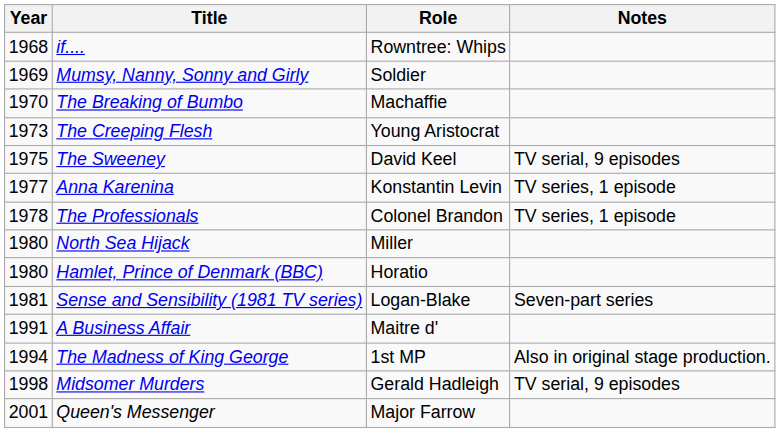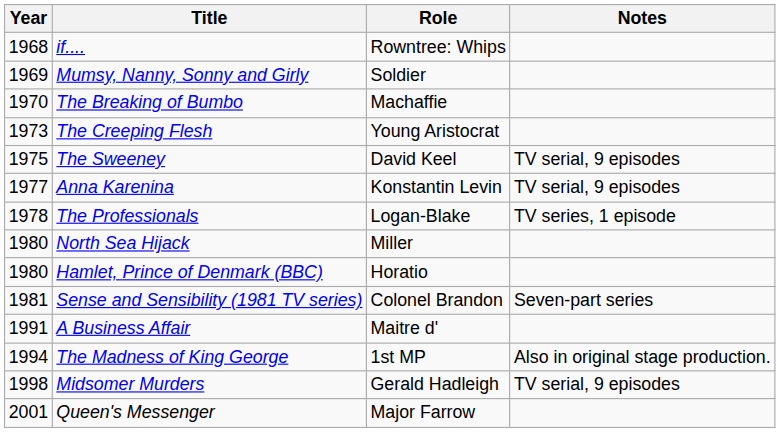(595, 187) TV series, 1 episode -> (597, 187) TV serial, 9 episodes
(437, 215) Colonel Brandon -> (420, 215) Logan-Blake
(420, 300) Logan-Blake -> (437, 300) Colonel Brandon
